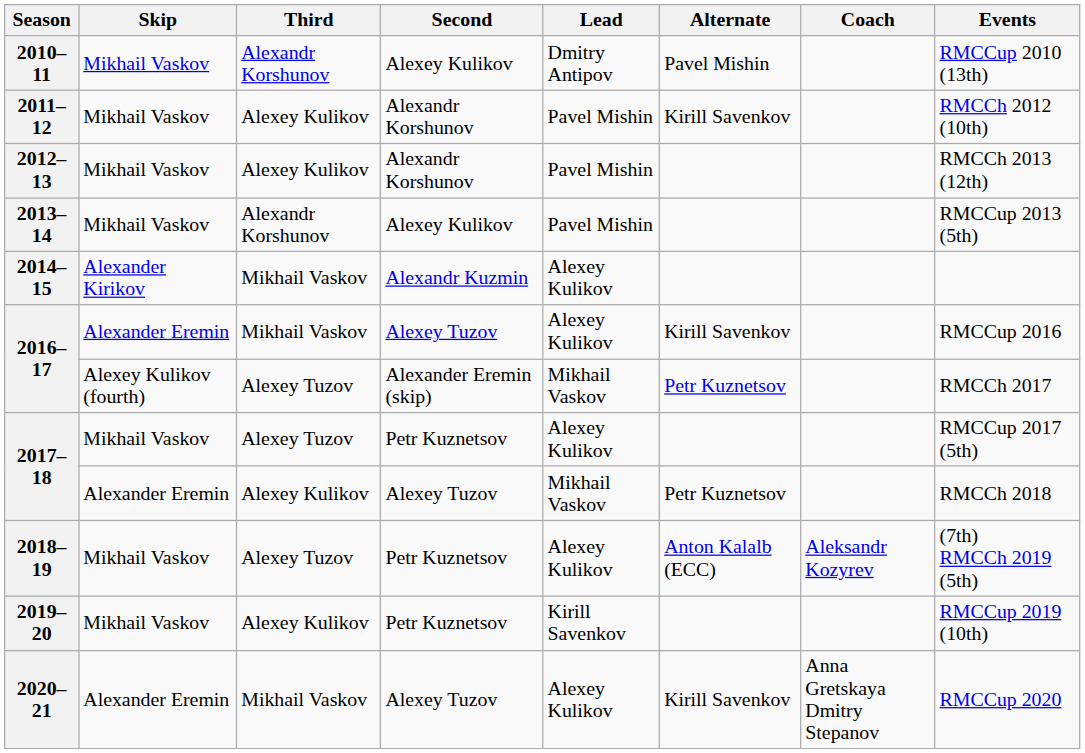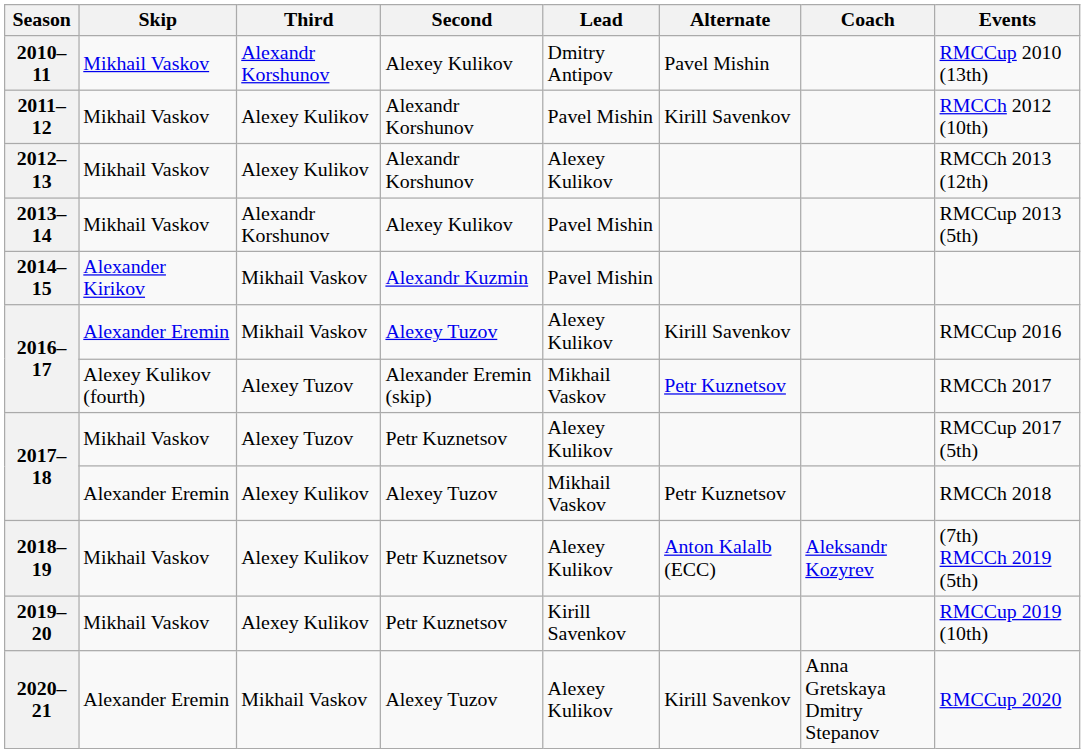(600, 170) Pavel Mishin -> (580, 170) Alexey Kulikov
(580, 277) Alexey Kulikov -> (600, 277) Pavel Mishin
(297, 558) Alexey Tuzov -> (305, 558) Alexey Kulikov
